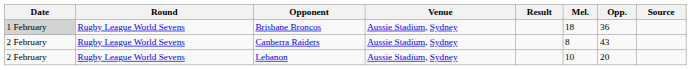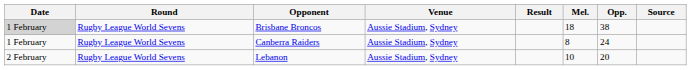(605, 27) 36 -> (605, 27) 38
(27, 42) 2 February -> (27, 42) 1 February
(605, 42) 43 -> (605, 42) 24
